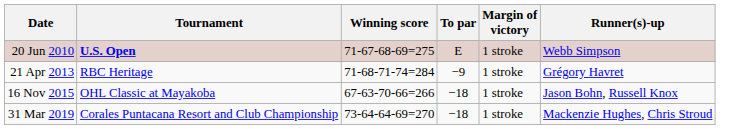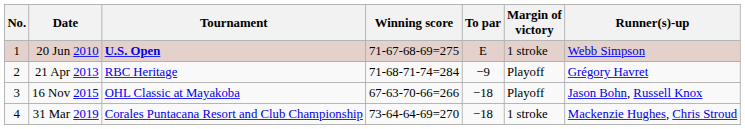+ column: (17, 22)
(503, 72) 1 stroke -> (526, 72) Playoff
(503, 93) 1 stroke -> (526, 93) Playoff
